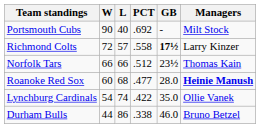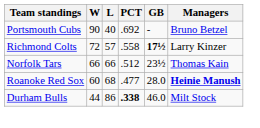(206, 30) Milt Stock -> (199, 30) Bruno Betzel
- row: (52, 98)
(142, 115) normal -> (130, 98) bold
(212, 115) Bruno Betzel -> (193, 98) Milt Stock
